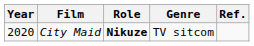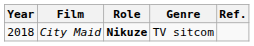(21, 32) 2020 -> (21, 32) 2018
